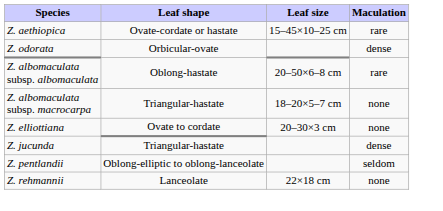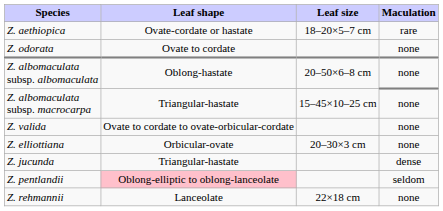(308, 30) 15–45×10–25 cm -> (338, 30) 18–20×5–7 cm
(184, 48) Orbicular-ovate -> (199, 48) Ovate to cordate
(379, 48) dense -> (409, 48) none
(379, 73) rare -> (409, 73) none
(308, 103) 18–20×5–7 cm -> (338, 103) 15–45×10–25 cm
+ row: (27, 127)
(184, 127) Ovate to cordate -> (199, 144) Orbicular-ovate
(184, 163) no background -> (199, 179) pink background
